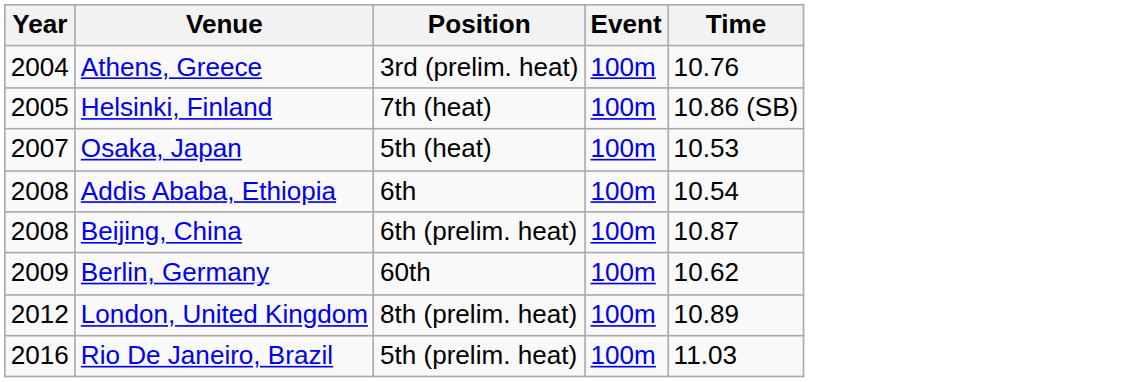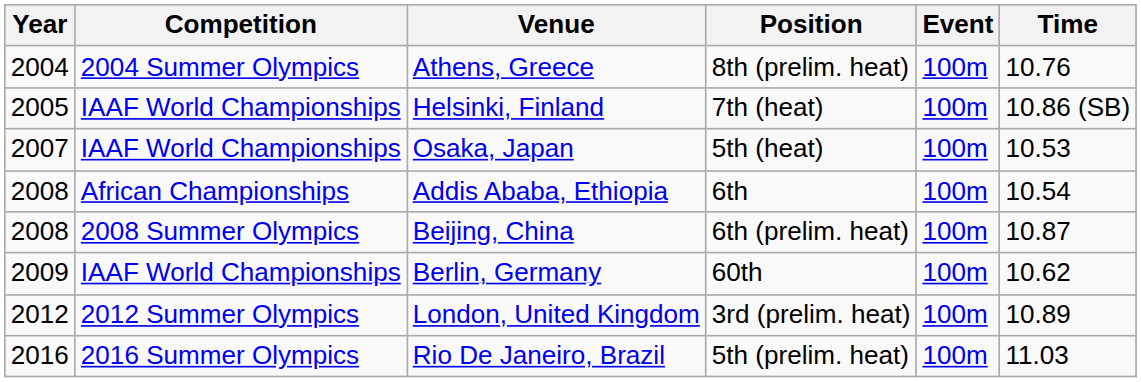+ column: (241, 25)
(479, 66) 3rd (prelim. heat) -> (810, 66) 8th (prelim. heat)
(479, 314) 8th (prelim. heat) -> (811, 314) 3rd (prelim. heat)
